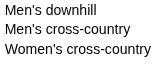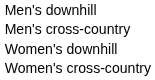+ row: (61, 49)
